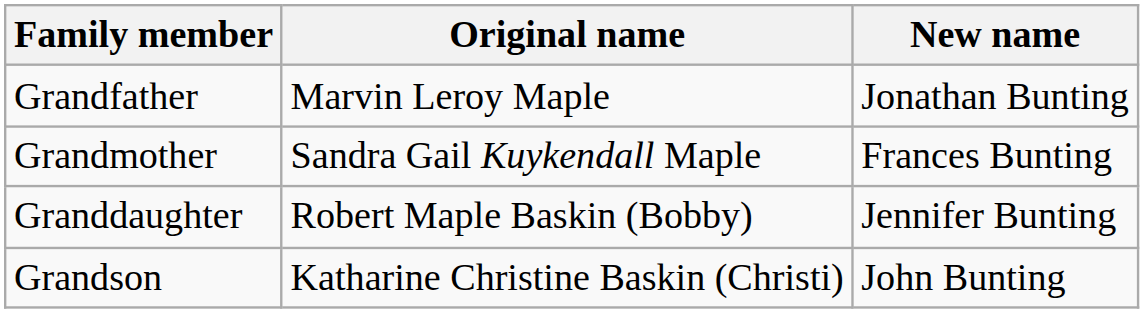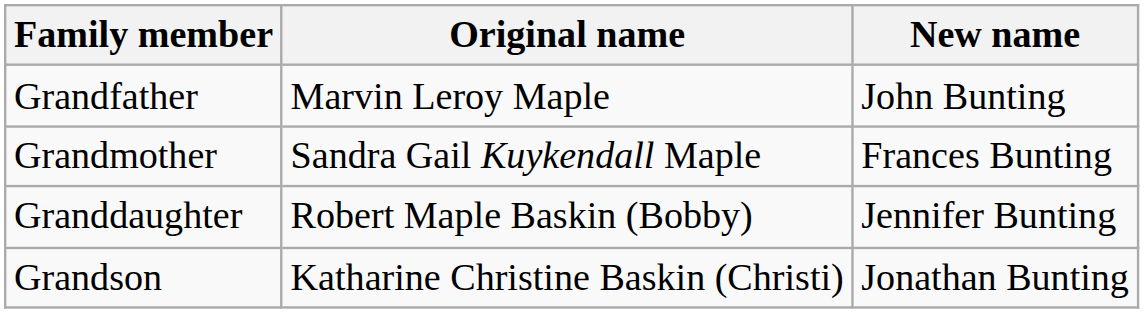(995, 95) Jonathan Bunting -> (963, 95) John Bunting
(963, 276) John Bunting -> (995, 276) Jonathan Bunting
